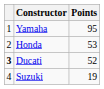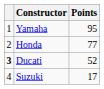(92, 44) 53 -> (92, 44) 77
(92, 76) 19 -> (92, 76) 17
